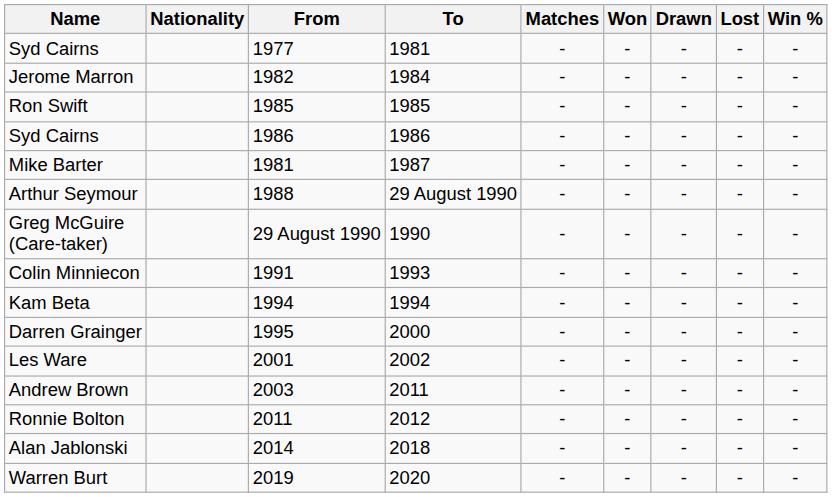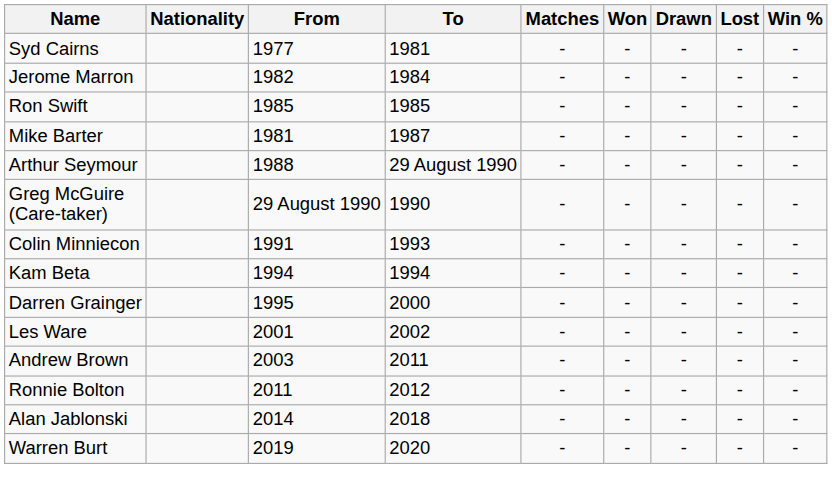- row: (54, 135)
